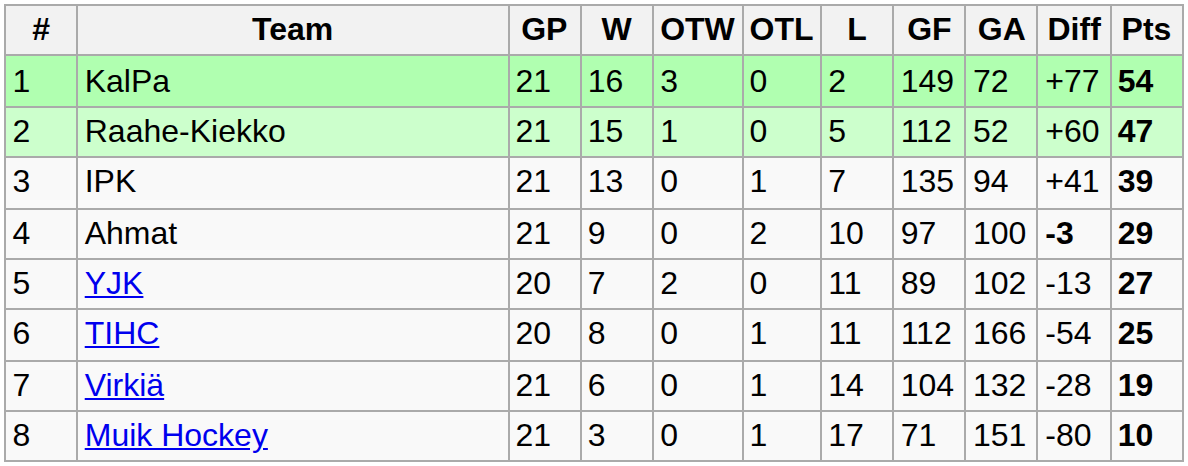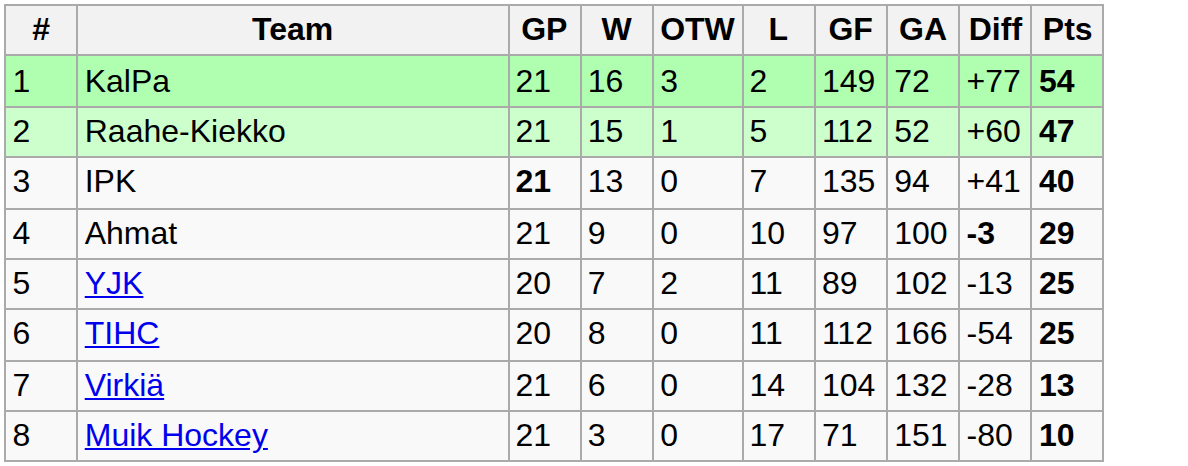- column: (782, 29)
(533, 182) normal -> (533, 182) bold
(1135, 182) 39 -> (1057, 182) 40
(1135, 283) 27 -> (1057, 283) 25
(1135, 385) 19 -> (1057, 385) 13
